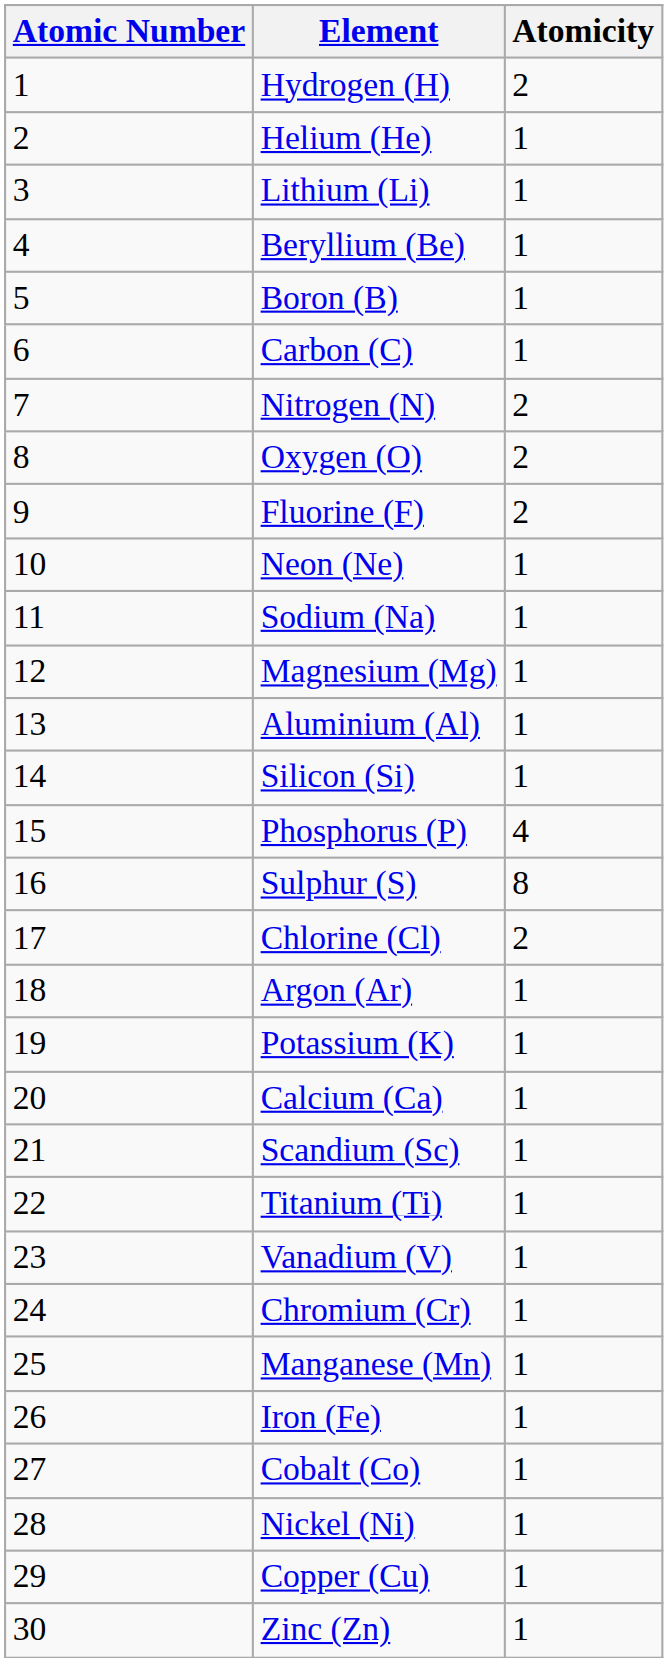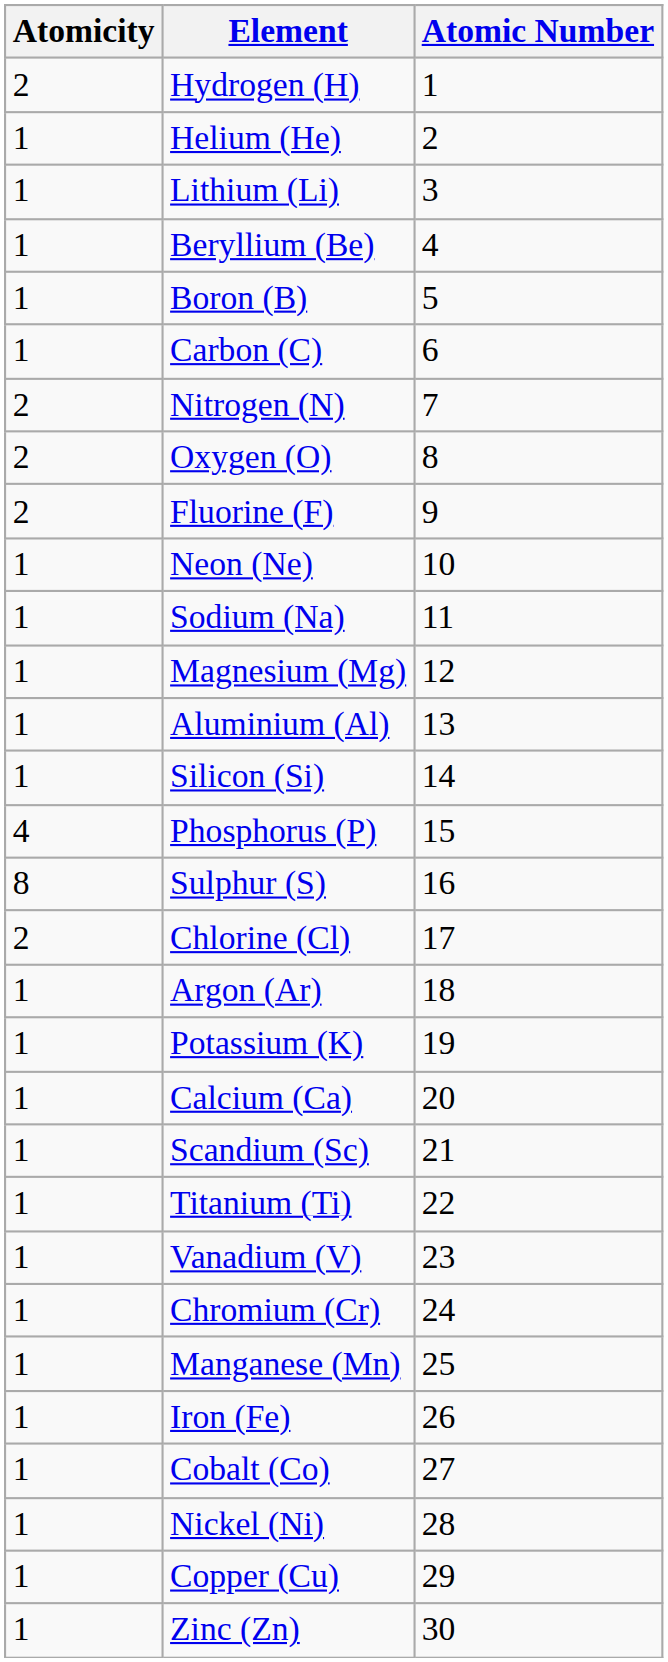columns swapped: (129, 31) <-> (583, 31)
